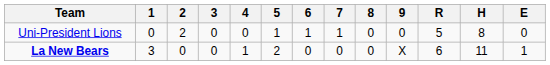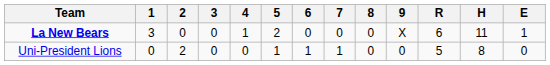rows swapped: (70, 32) <-> (70, 51)
